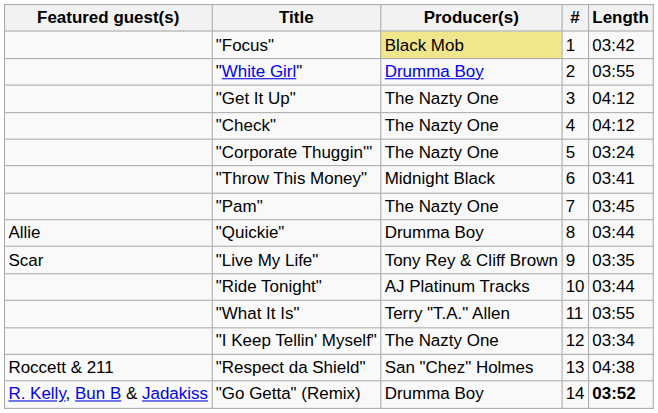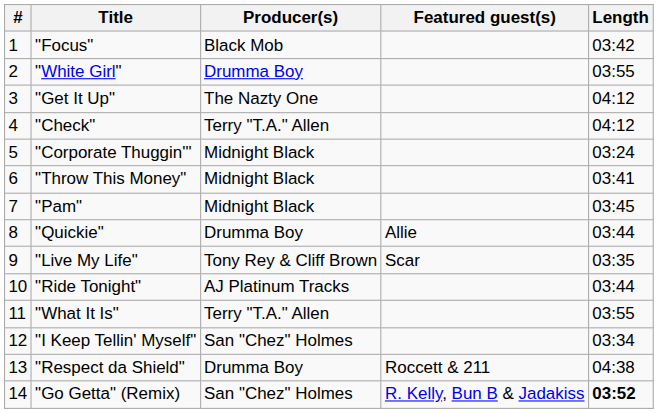columns swapped: (575, 17) <-> (108, 17)
(424, 44) khaki background -> (244, 44) no background
(442, 125) The Nazty One -> (267, 125) Terry "T.A." Allen
(442, 152) The Nazty One -> (259, 152) Midnight Black
(442, 206) The Nazty One -> (259, 206) Midnight Black
(442, 340) The Nazty One -> (278, 340) San "Chez" Holmes
(459, 367) San "Chez" Holmes -> (254, 367) Drumma Boy
(434, 394) Drumma Boy -> (278, 394) San "Chez" Holmes
